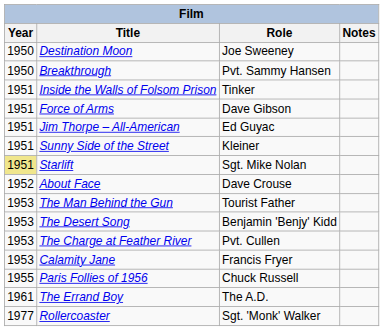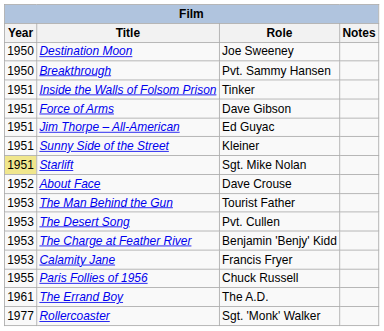(279, 222) Benjamin 'Benjy' Kidd -> (251, 222) Pvt. Cullen
(251, 241) Pvt. Cullen -> (279, 241) Benjamin 'Benjy' Kidd
